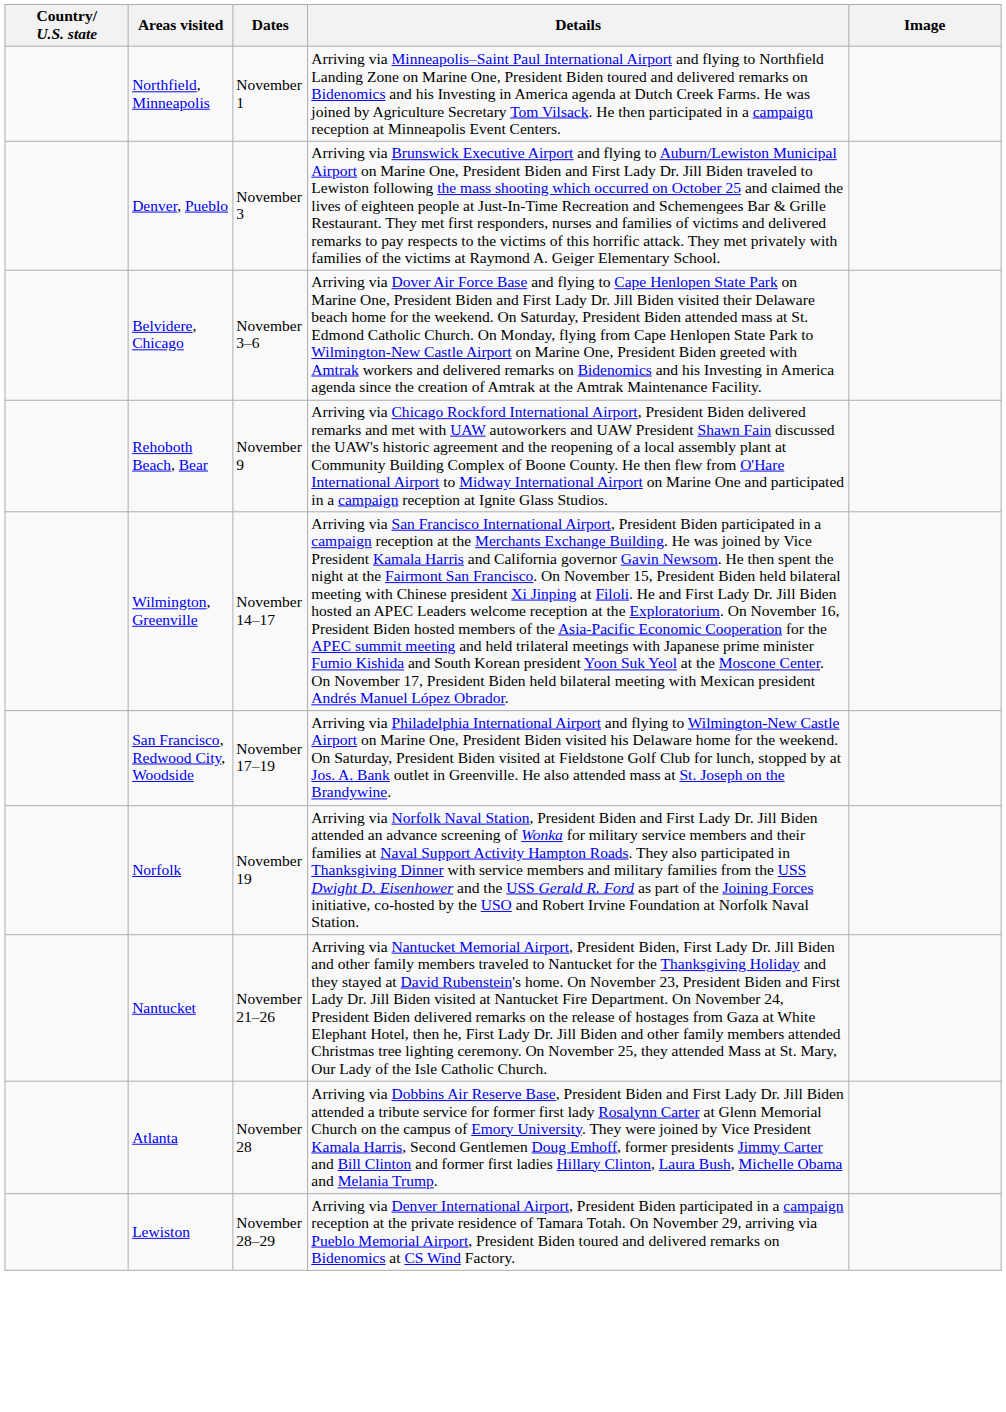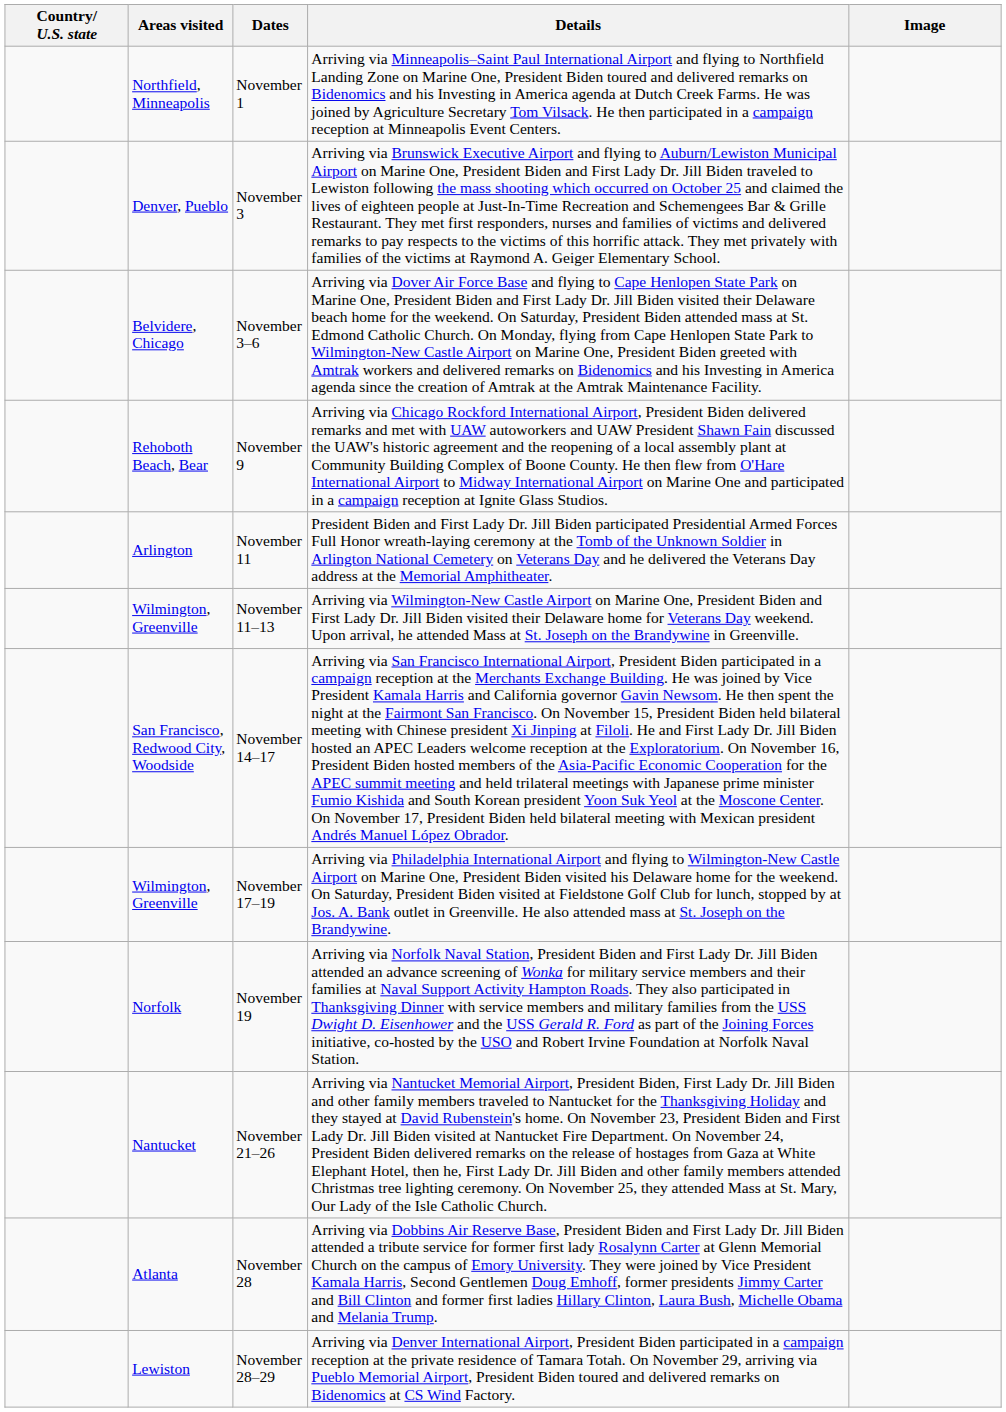+ row: (269, 550)
+ row: (269, 618)
(171, 611) Wilmington, Greenville -> (179, 747) San Francisco, Redwood City, Woodside
(179, 758) San Francisco, Redwood City, Woodside -> (171, 894) Wilmington, Greenville
